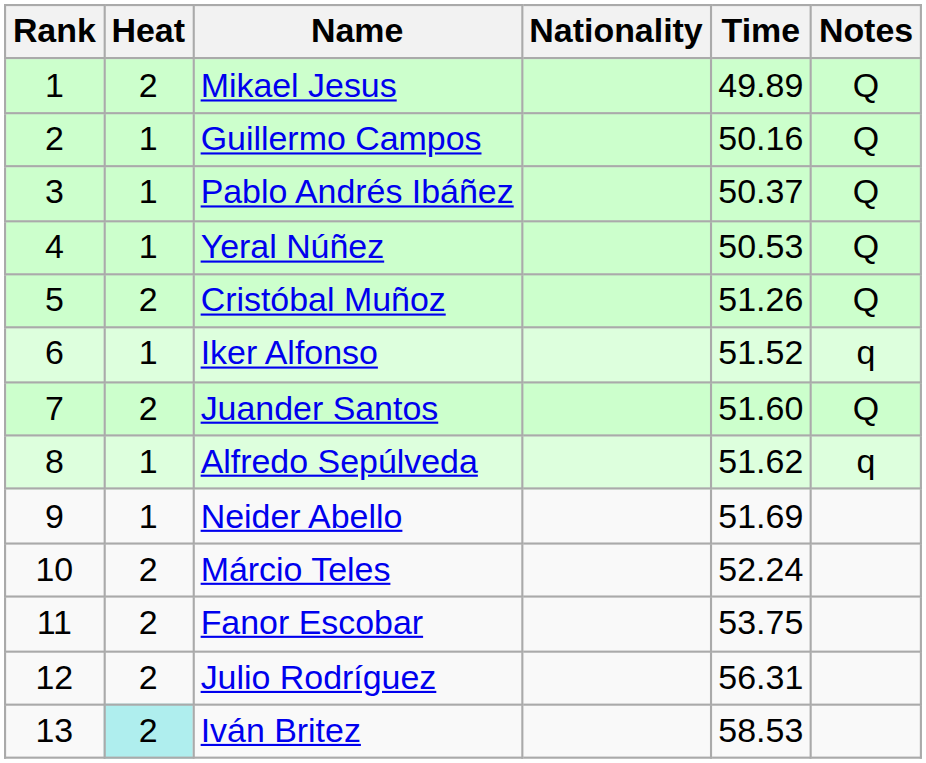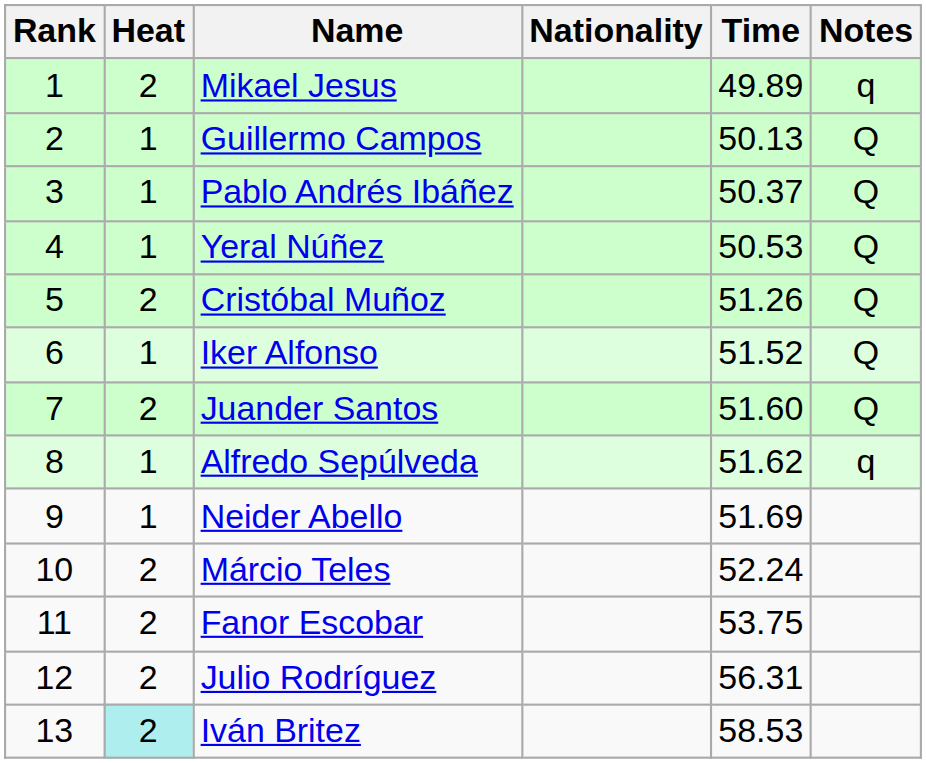(866, 85) Q -> (866, 85) q
(761, 138) 50.16 -> (761, 138) 50.13
(866, 354) q -> (866, 354) Q
